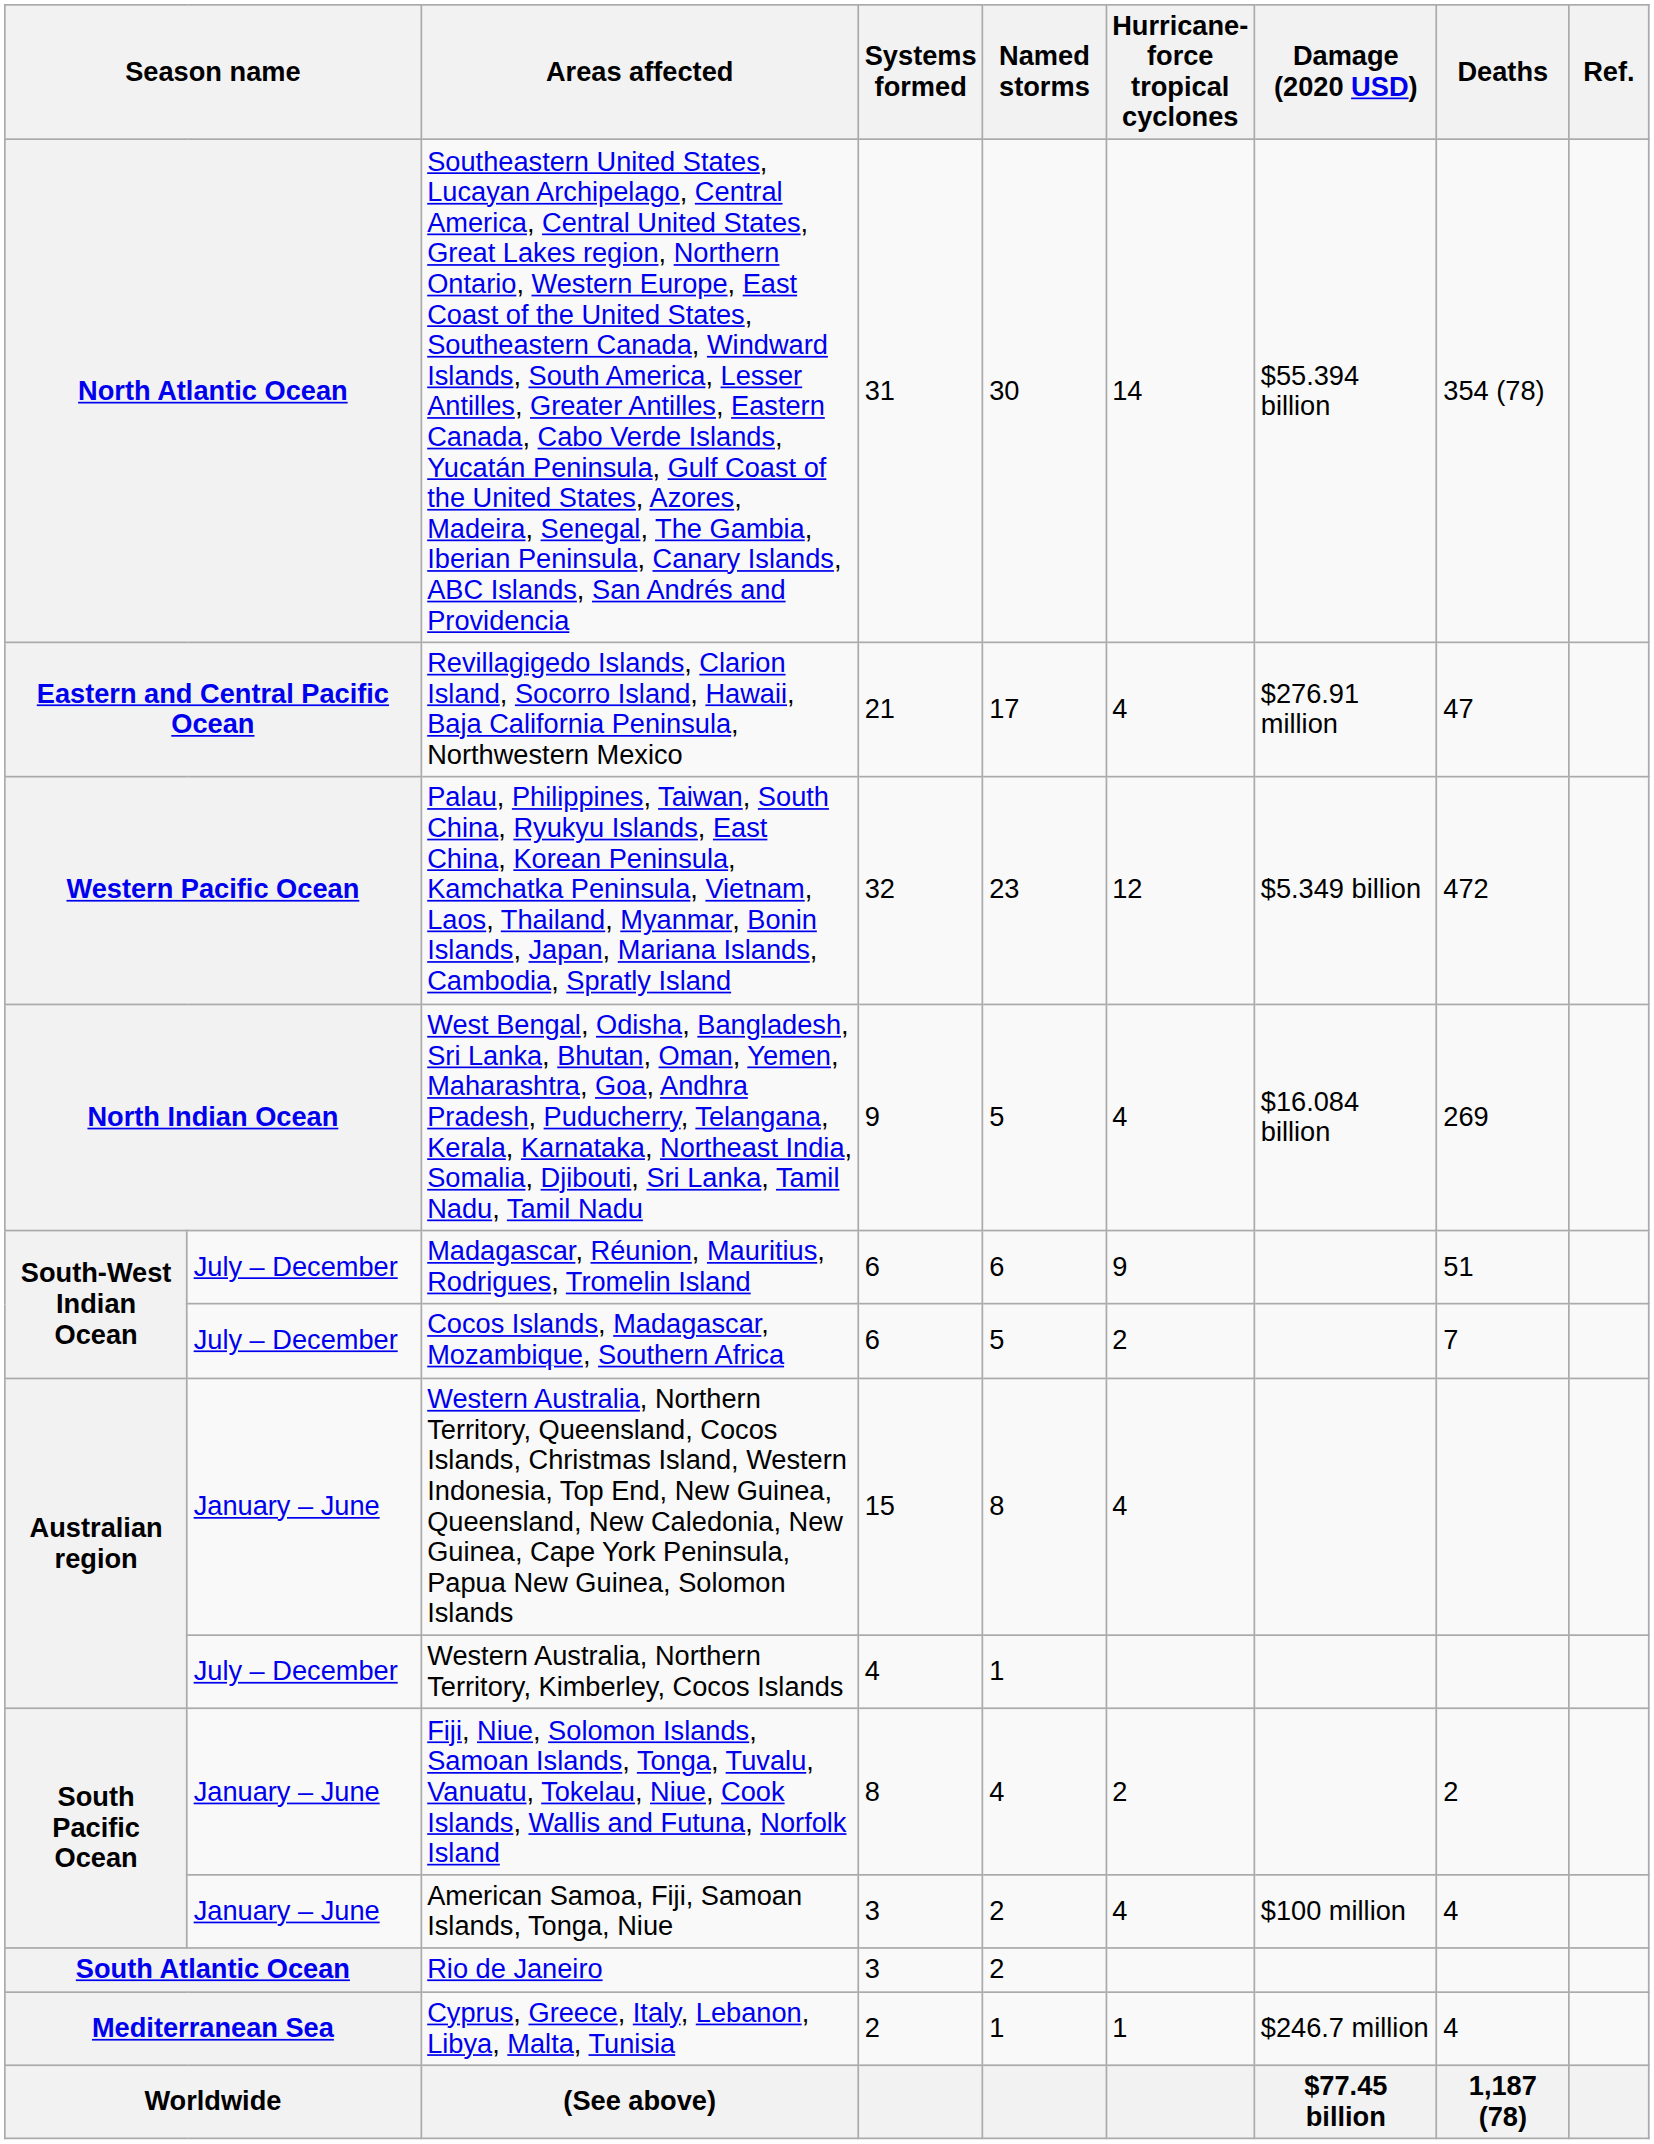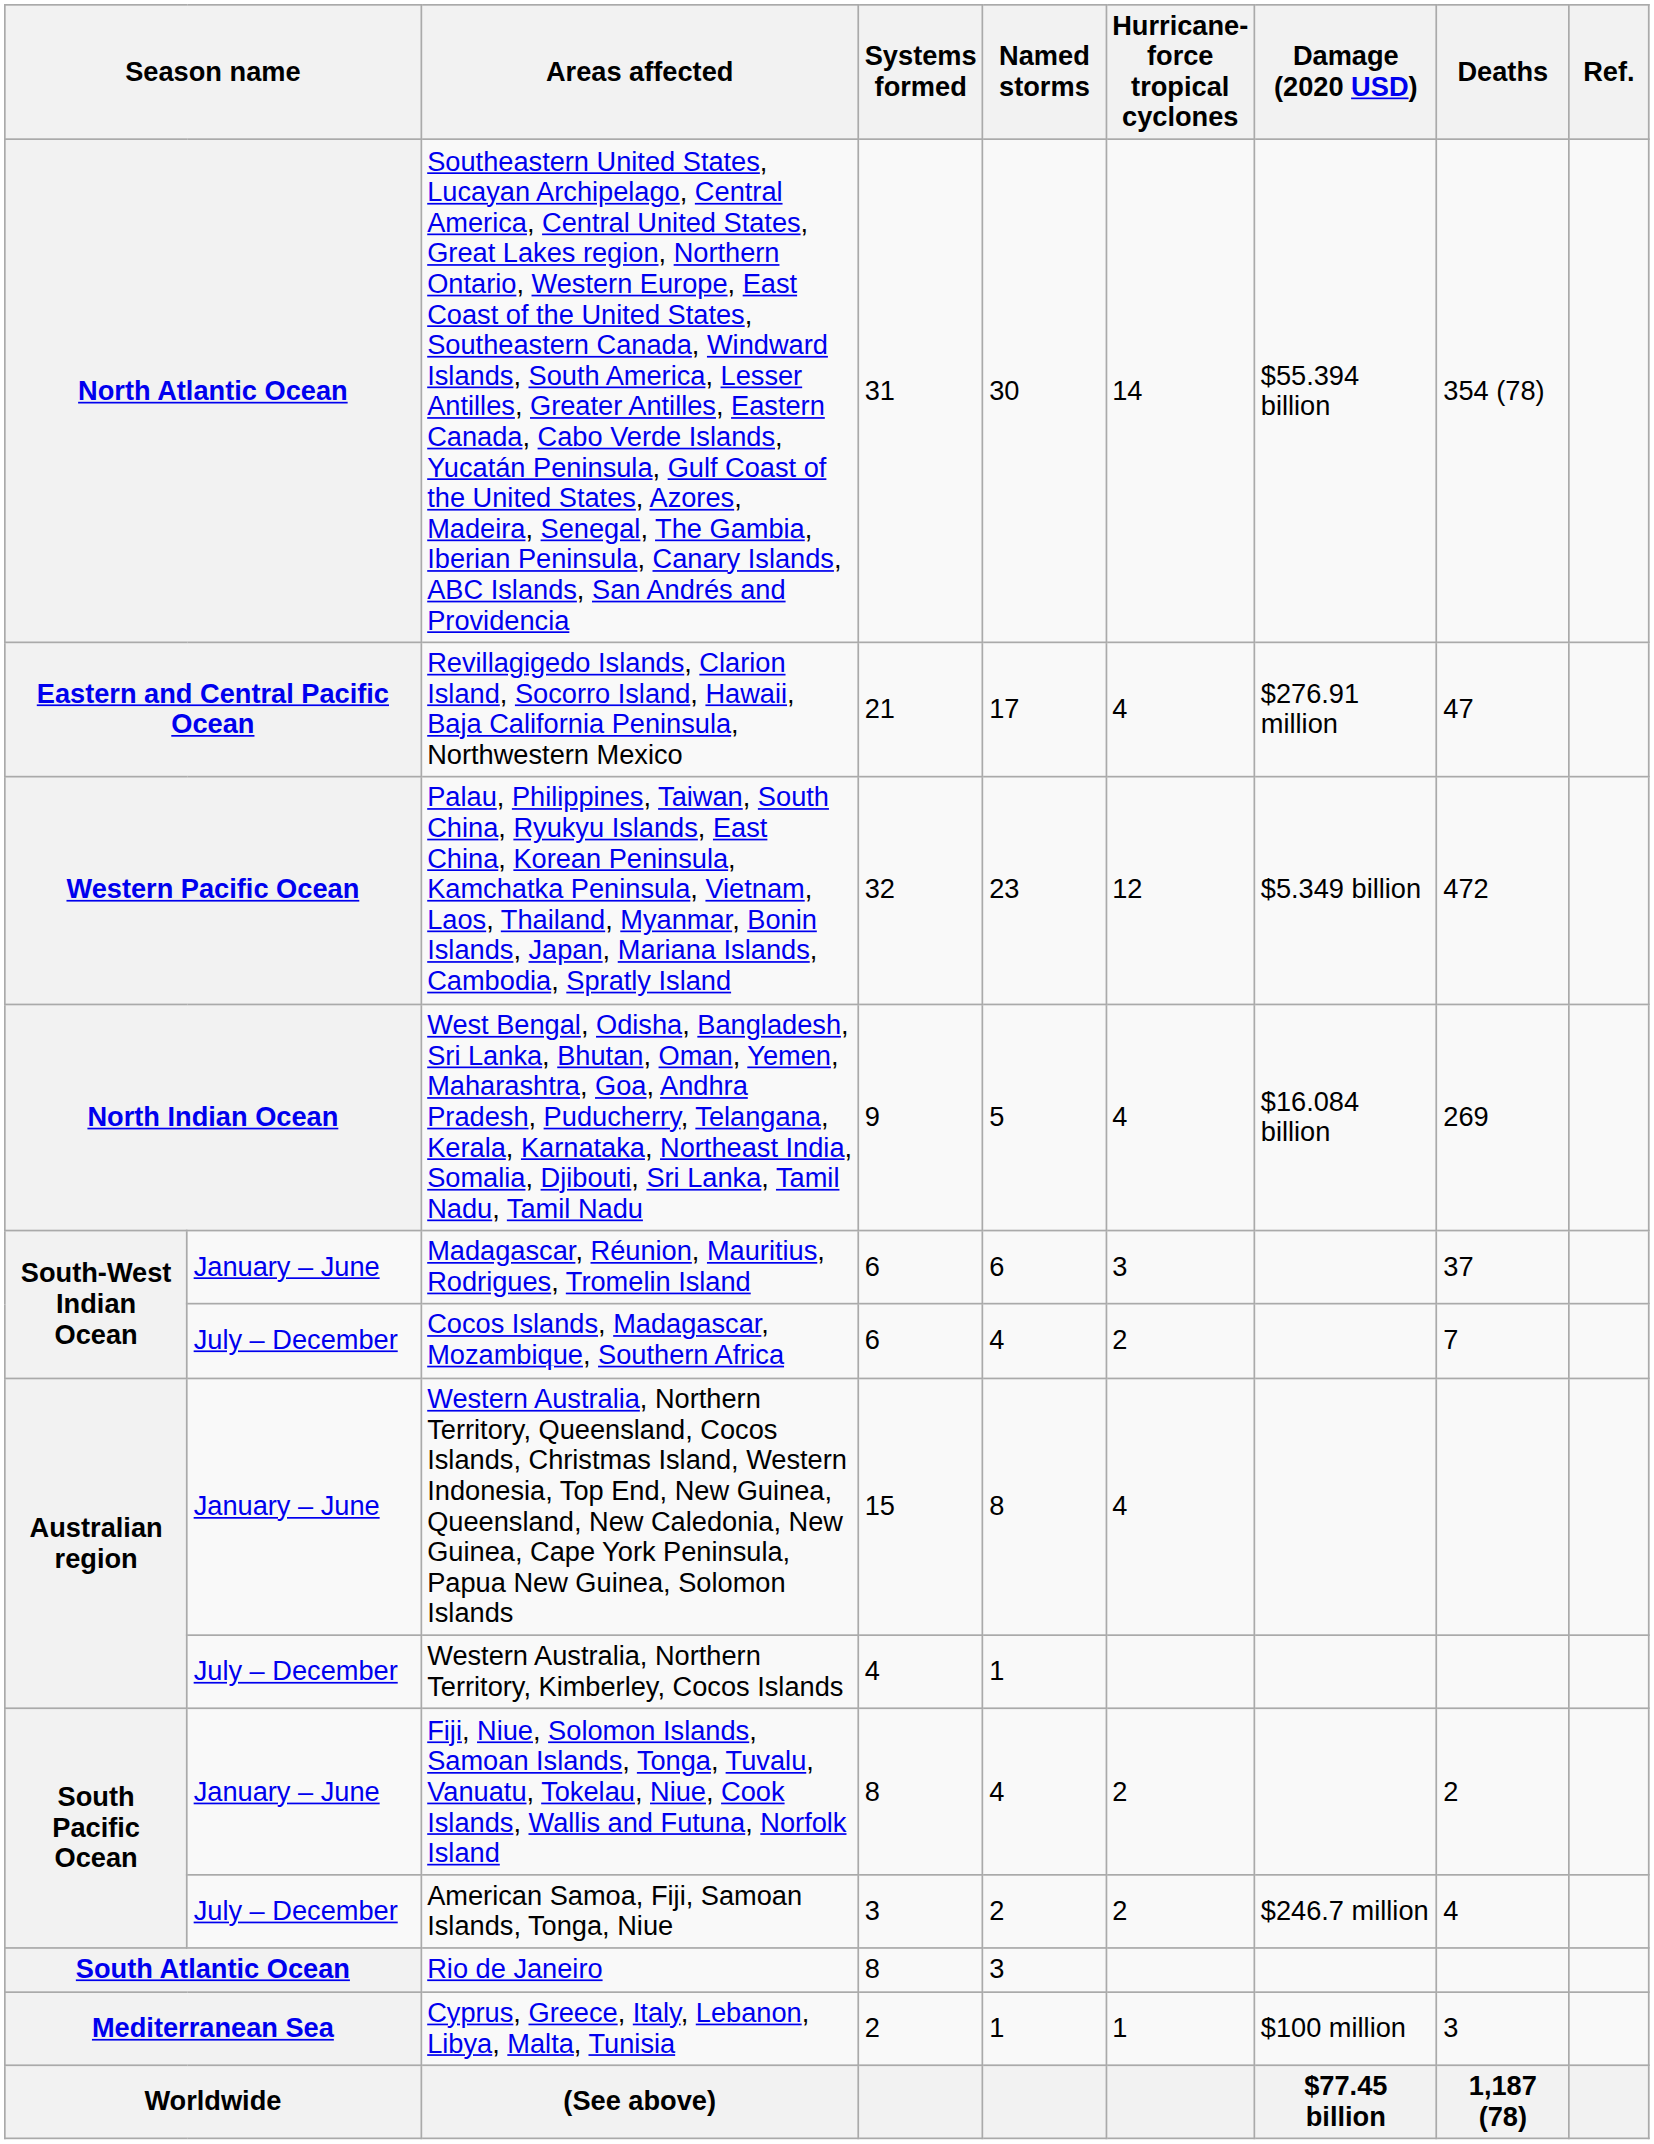(296, 1266) July – December -> (287, 1266) January – June
(1120, 1266) 9 -> (1120, 1266) 3
(1458, 1266) 51 -> (1458, 1266) 37
(997, 1340) 5 -> (997, 1340) 4
(287, 1910) January – June -> (296, 1910) July – December
(1120, 1910) 4 -> (1120, 1910) 2
(1333, 1910) $100 million -> (1345, 1910) $246.7 million
(872, 1969) 3 -> (872, 1969) 8
(997, 1969) 2 -> (997, 1969) 3
(1345, 2027) $246.7 million -> (1333, 2027) $100 million
(1451, 2027) 4 -> (1451, 2027) 3
